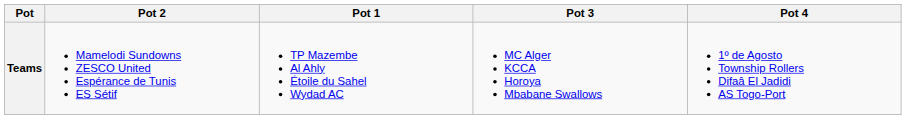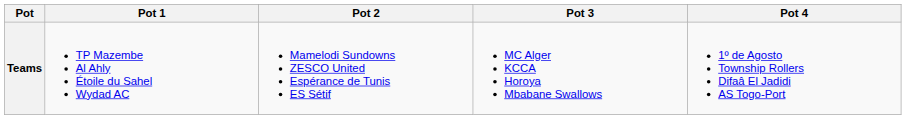columns swapped: (366, 13) <-> (152, 13)
